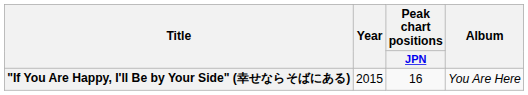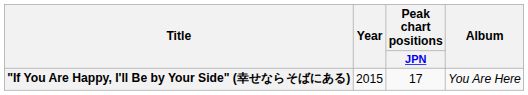(416, 79) 16 -> (416, 79) 17
